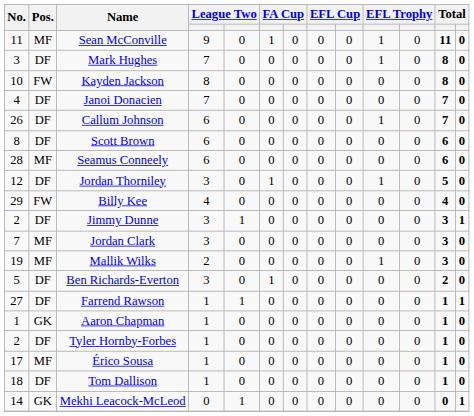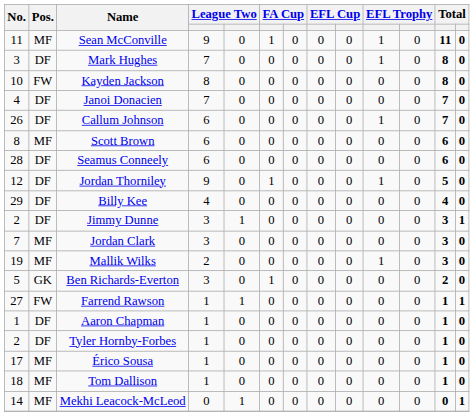(43, 140) DF -> (43, 140) MF
(43, 160) MF -> (43, 160) DF
(206, 180) 3 -> (206, 180) 9
(43, 200) FW -> (43, 200) DF
(43, 280) DF -> (43, 280) GK
(43, 300) DF -> (43, 300) FW
(43, 321) GK -> (43, 321) DF
(43, 381) DF -> (43, 381) MF
(43, 401) GK -> (43, 401) MF
